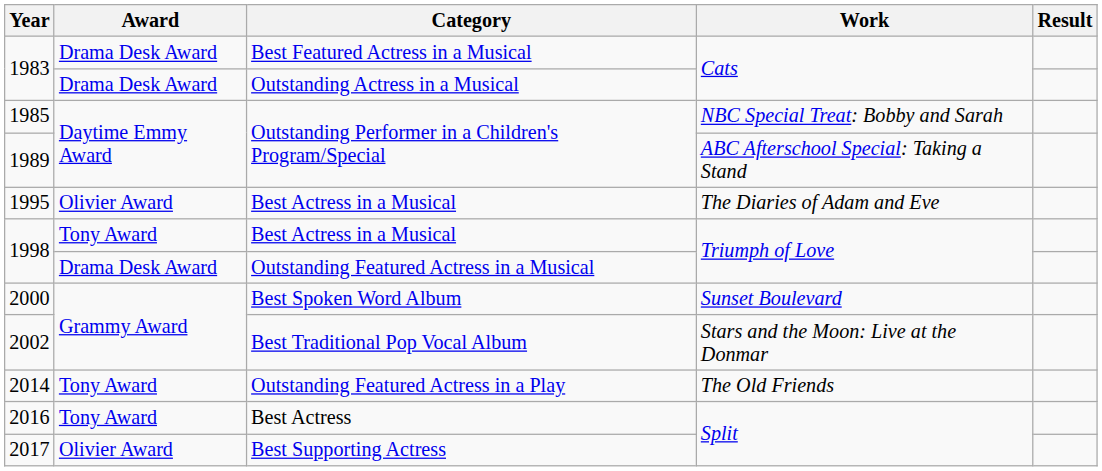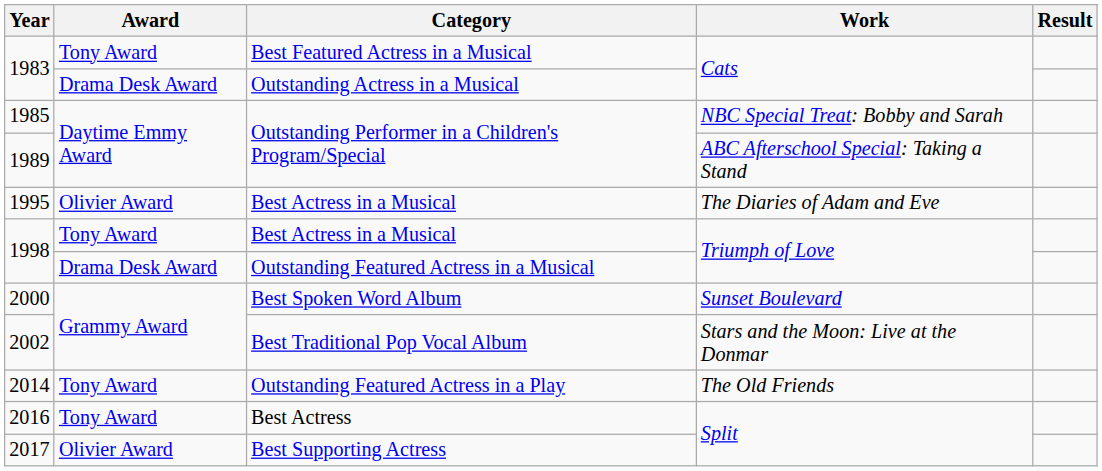(138, 52) Drama Desk Award -> (108, 52) Tony Award
